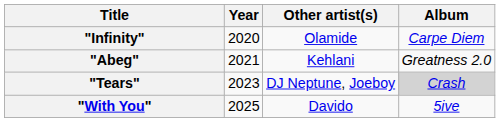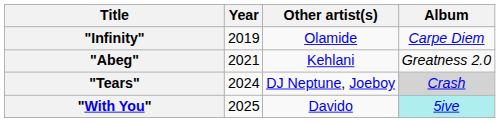(244, 38) 2020 -> (244, 38) 2019
(244, 83) 2023 -> (244, 83) 2024
(446, 106) no background -> (446, 106) paleturquoise background
